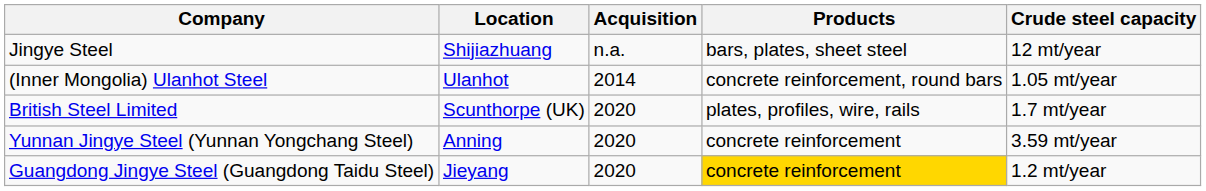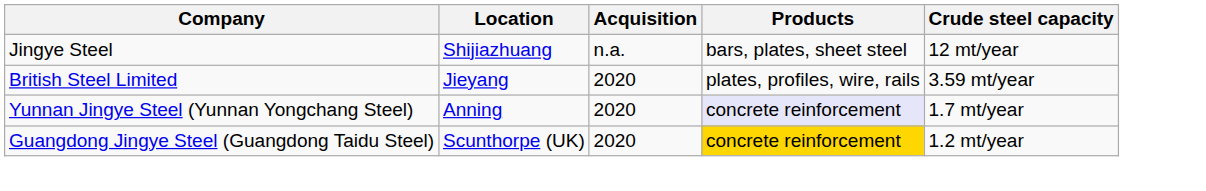- row: (138, 79)
(514, 110) Scunthorpe (UK) -> (476, 79) Jieyang
(1059, 110) 1.7 mt/year -> (981, 79) 3.59 mt/year
(803, 140) no background -> (803, 110) lavender background
(1064, 140) 3.59 mt/year -> (976, 110) 1.7 mt/year
(476, 170) Jieyang -> (514, 140) Scunthorpe (UK)
